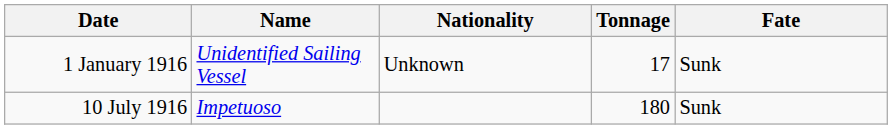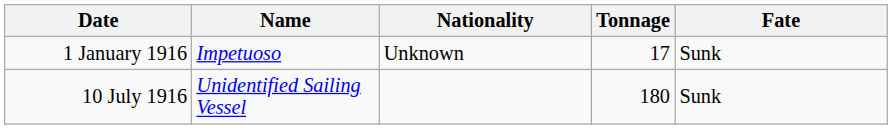(279, 64) Unidentified Sailing Vessel -> (239, 52) Impetuoso
(239, 107) Impetuoso -> (279, 96) Unidentified Sailing Vessel
